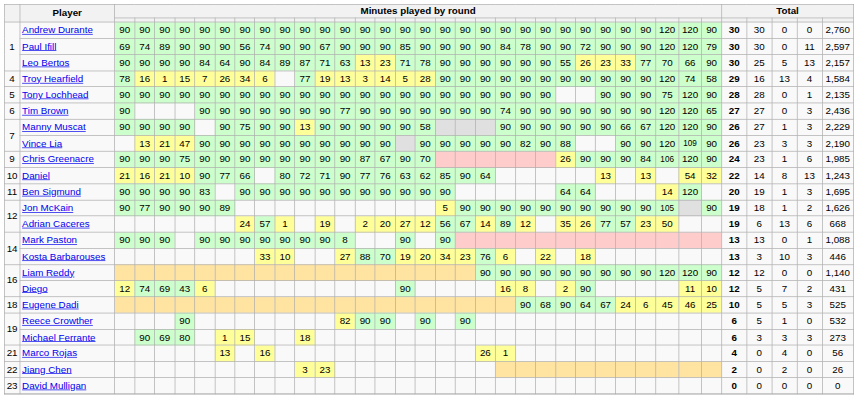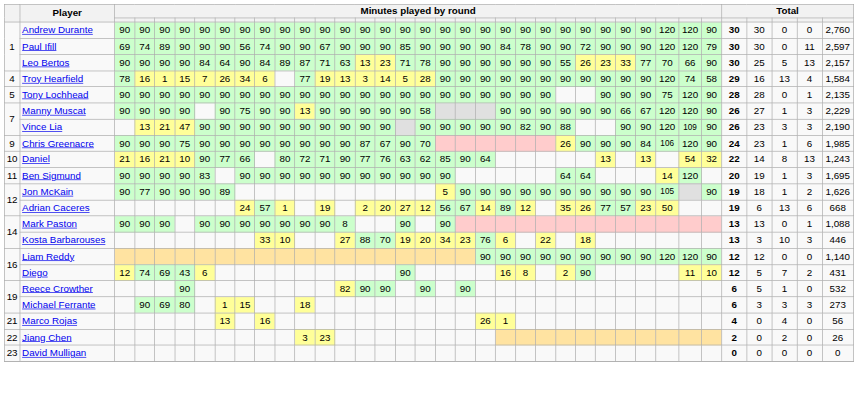- row: (45, 111)
- row: (50, 305)
